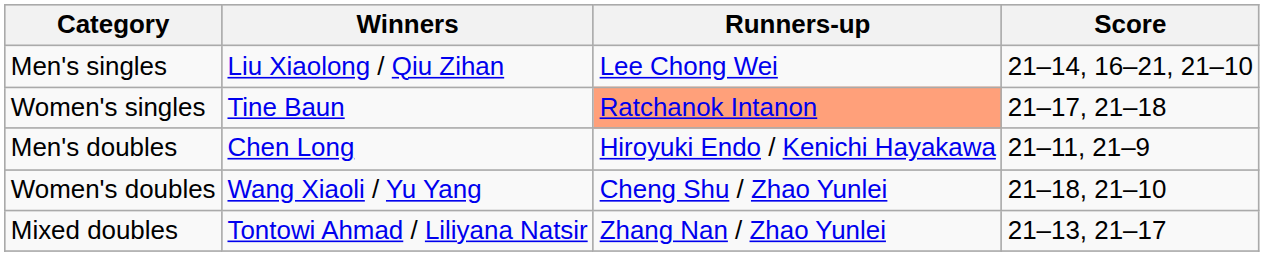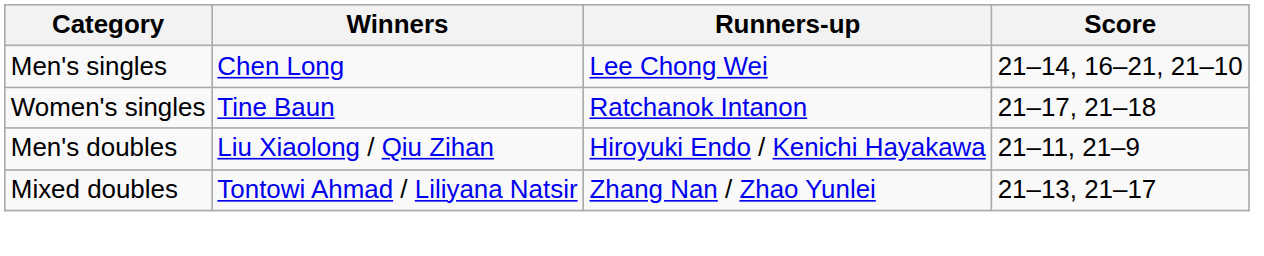(366, 66) Liu Xiaolong / Qiu Zihan -> (281, 66) Chen Long
(708, 107) lightsalmon background -> (698, 107) no background
(291, 148) Chen Long -> (356, 148) Liu Xiaolong / Qiu Zihan
- row: (113, 189)
